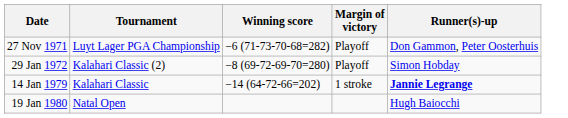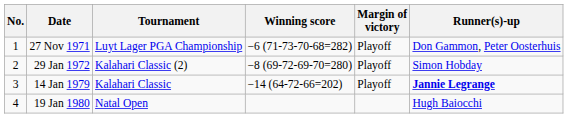+ column: (16, 21)
(353, 85) 1 stroke -> (374, 85) Playoff
